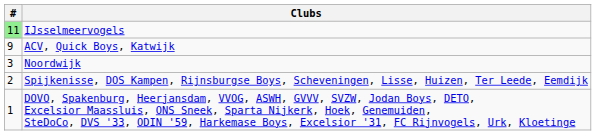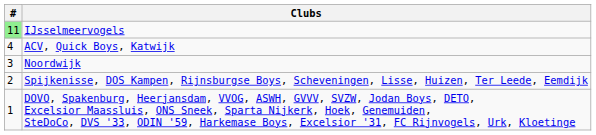(10, 47) 9 -> (10, 47) 4
